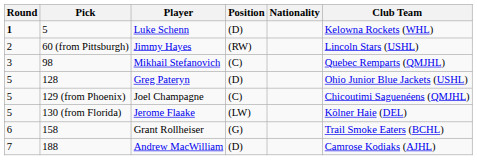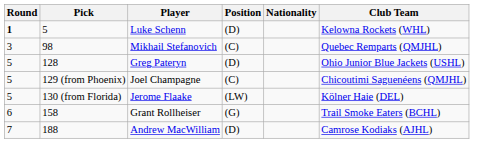- row: (163, 46)
